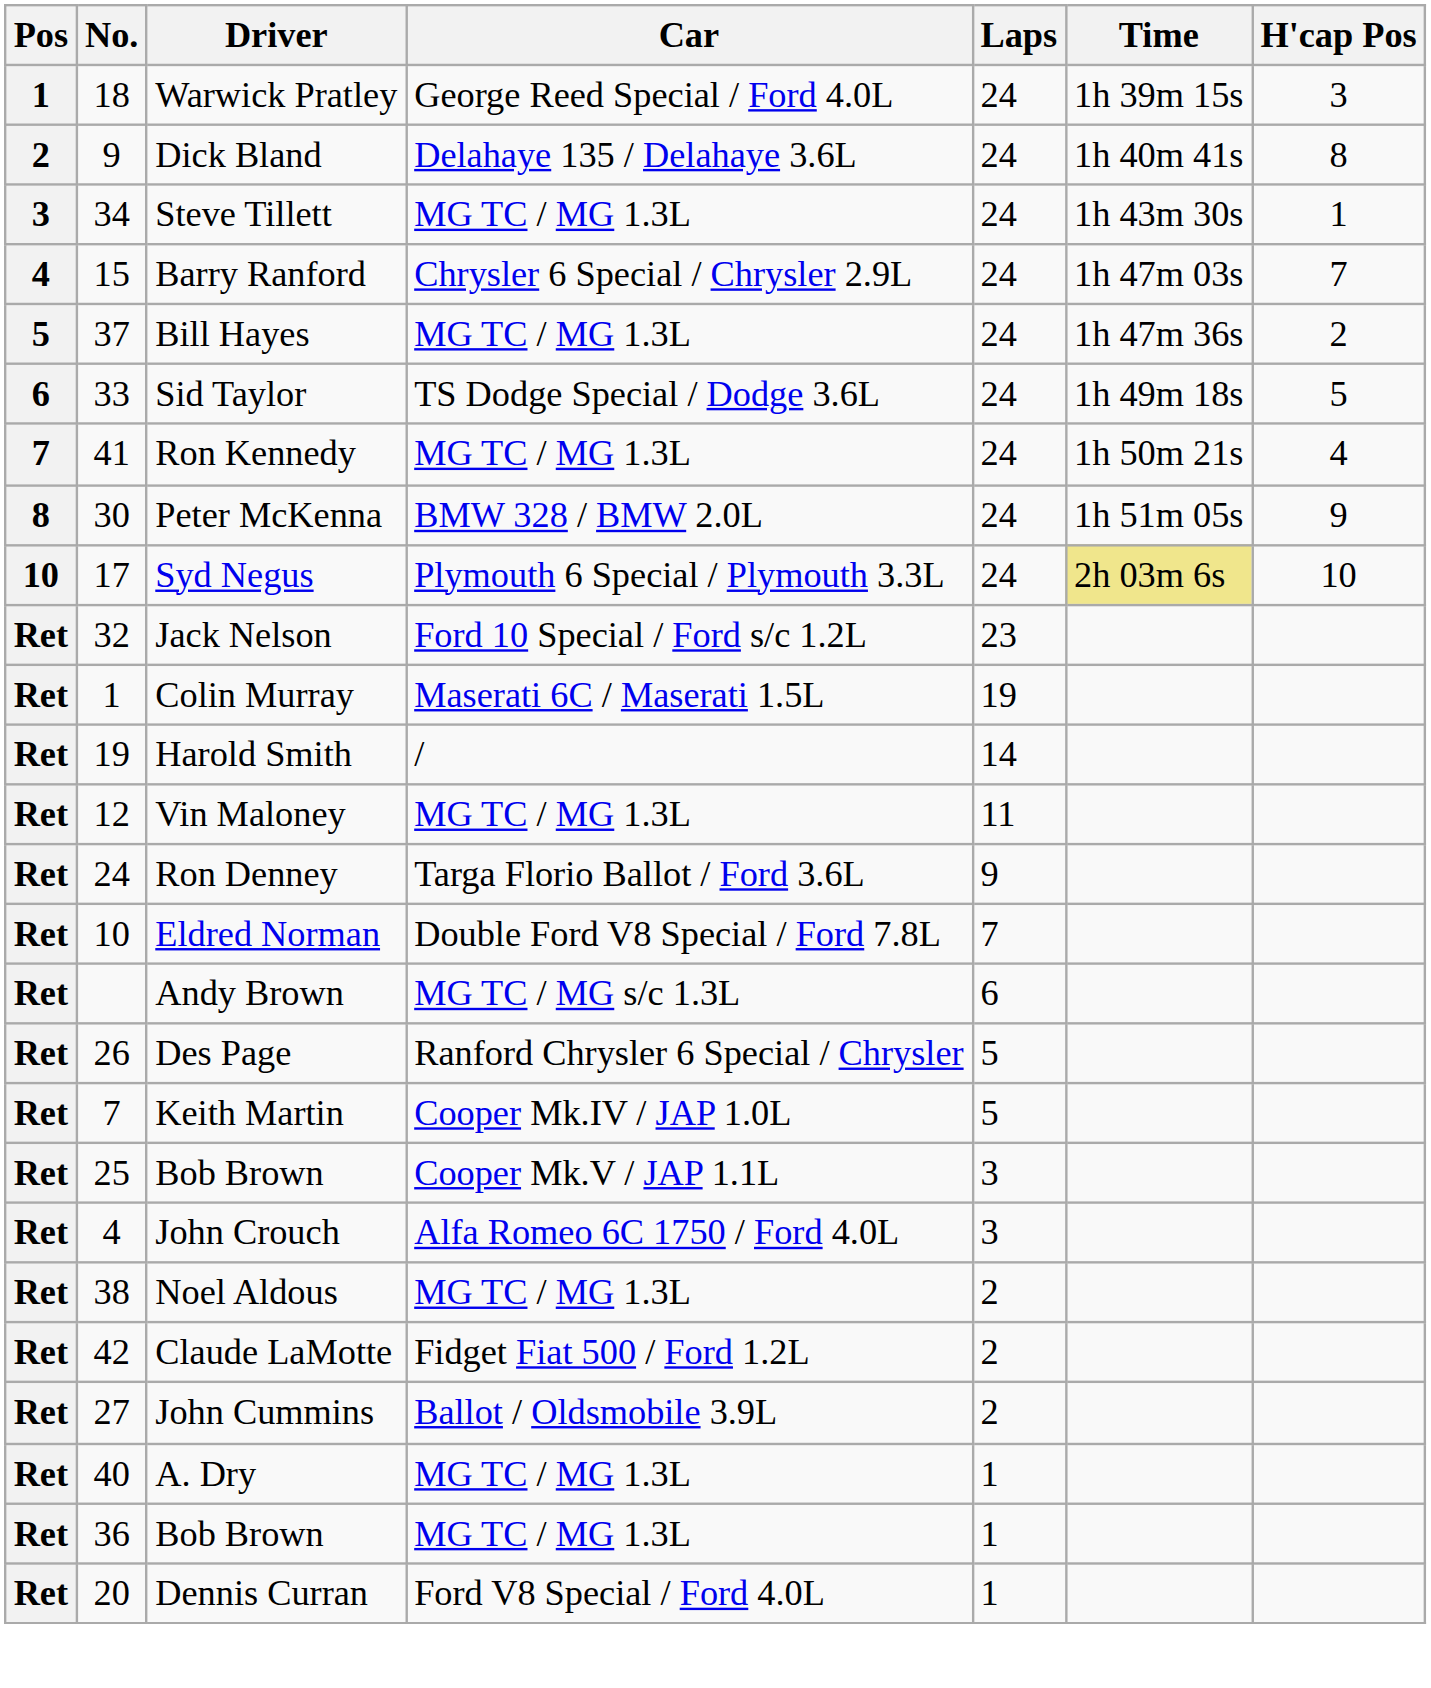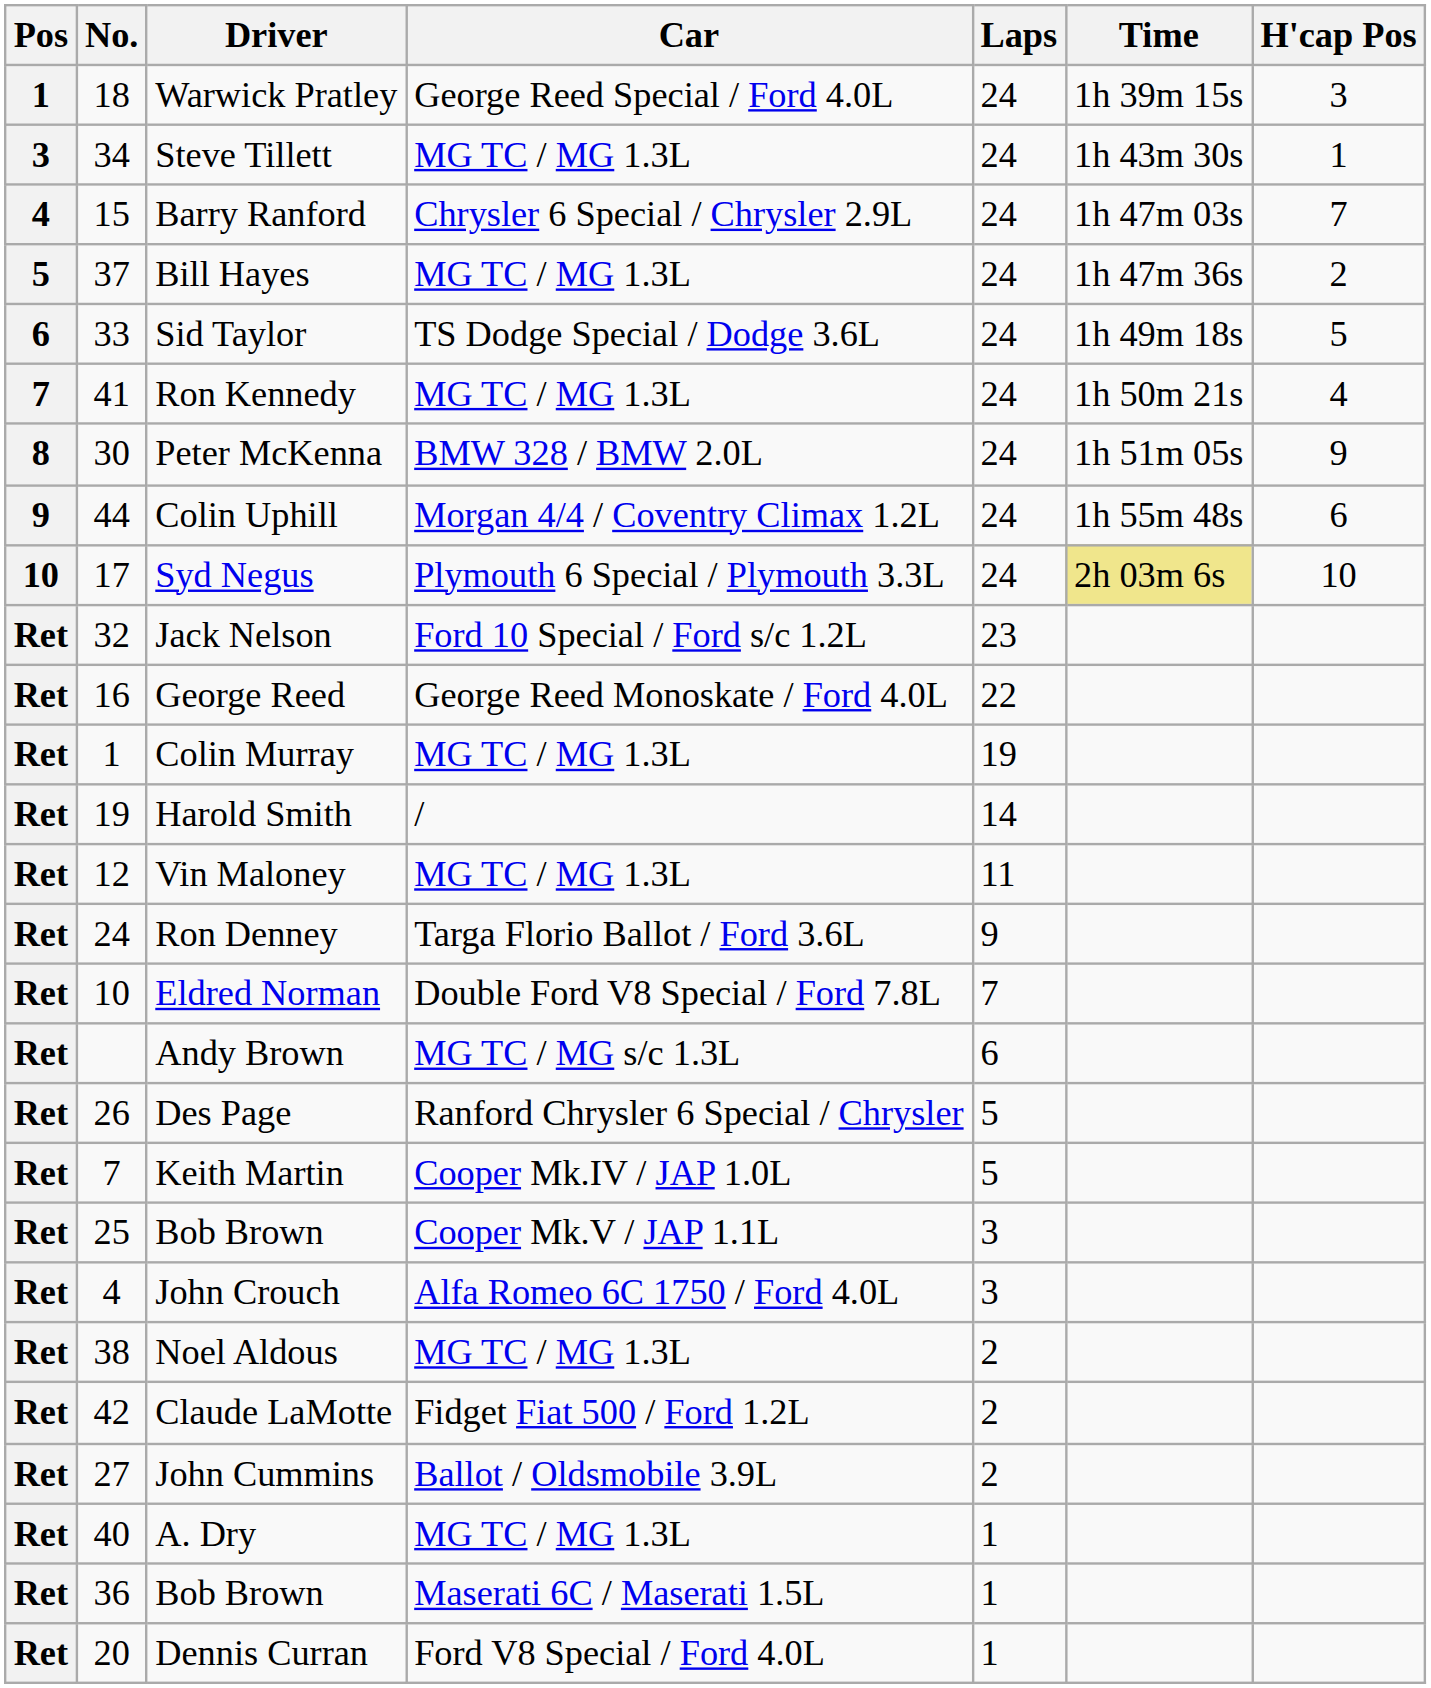- row: (112, 154)
+ row: (112, 513)
+ row: (112, 693)
(619, 693) Maserati 6C / Maserati 1.5L -> (553, 753) MG TC / MG 1.3L
(553, 1532) MG TC / MG 1.3L -> (619, 1592) Maserati 6C / Maserati 1.5L
